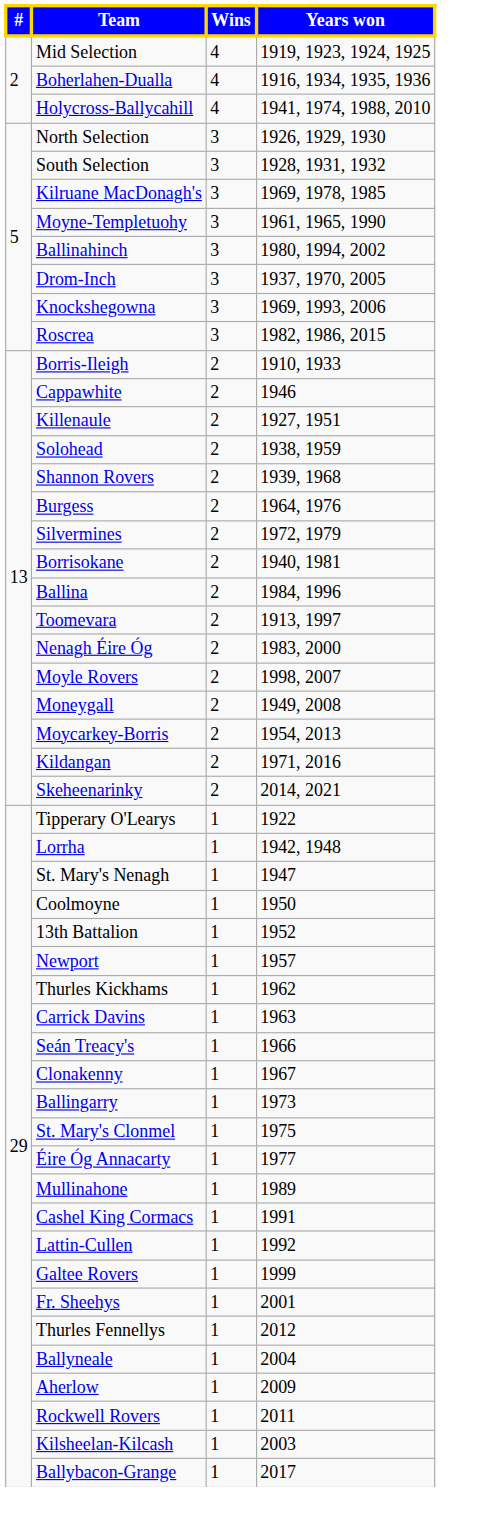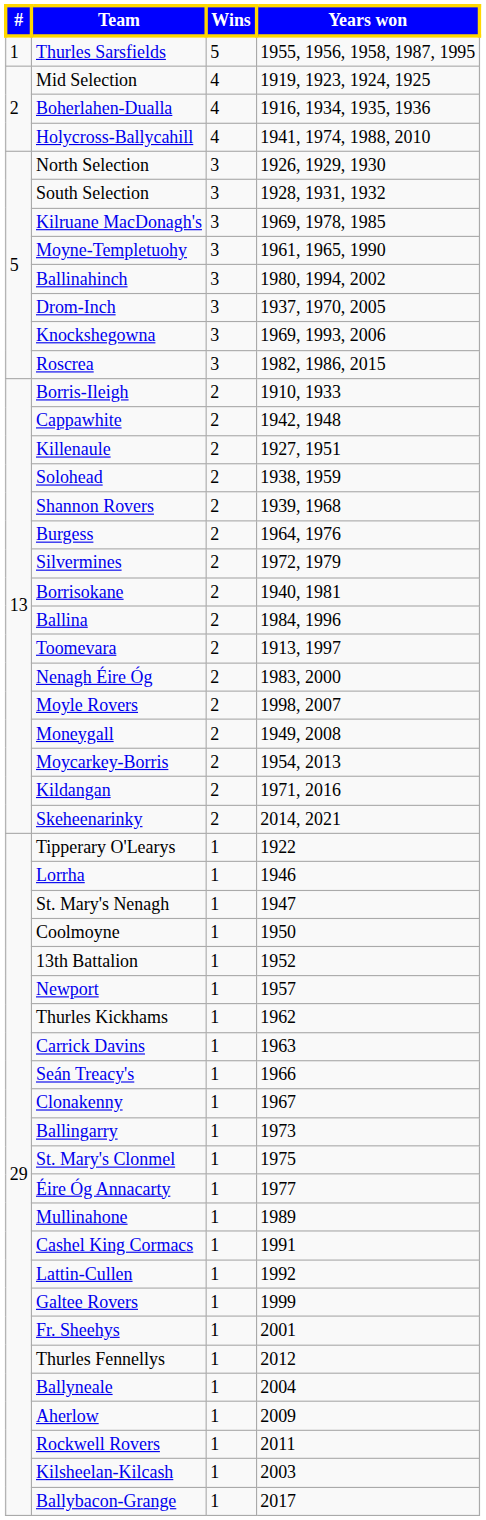+ row: (101, 51)
(278, 392) 1946 -> (301, 421) 1942, 1948
(301, 847) 1942, 1948 -> (278, 875) 1946
